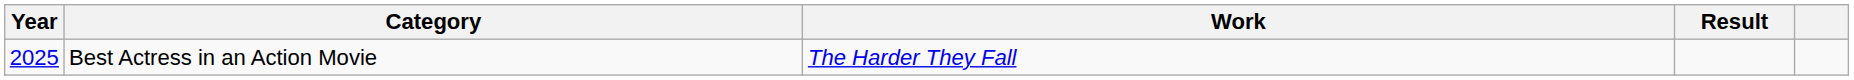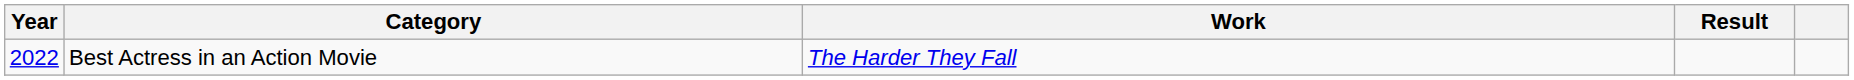(34, 57) 2025 -> (34, 57) 2022
